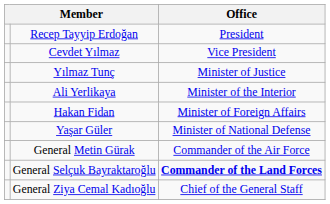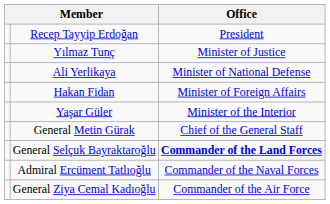- row: (84, 53)
(242, 92) Minister of the Interior -> (242, 73) Minister of National Defense
(242, 131) Minister of National Defense -> (242, 112) Minister of the Interior
(242, 150) Commander of the Air Force -> (242, 131) Chief of the General Staff
+ row: (84, 170)
(242, 189) Chief of the General Staff -> (242, 189) Commander of the Air Force
